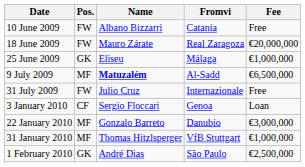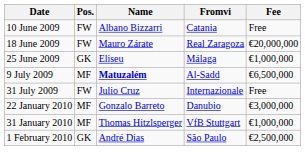- row: (37, 106)
